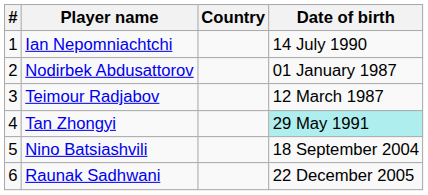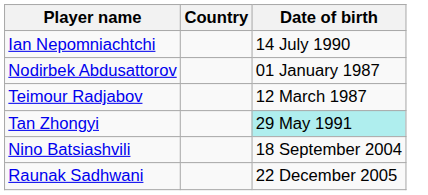- column: (13, 17)
